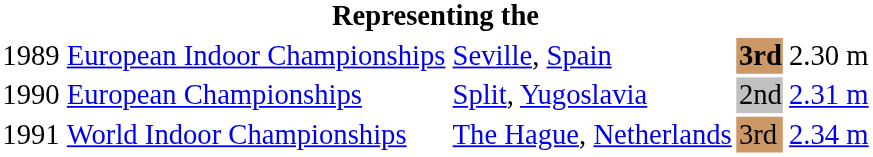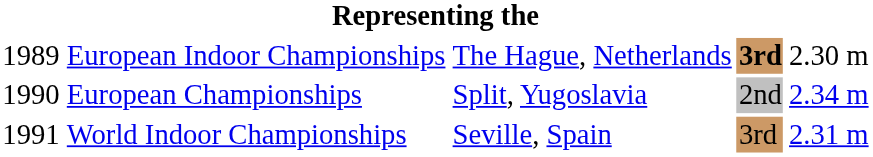(532, 55) Seville, Spain -> (592, 55) The Hague, Netherlands
(829, 94) 2.31 m -> (829, 94) 2.34 m
(592, 134) The Hague, Netherlands -> (532, 134) Seville, Spain
(829, 134) 2.34 m -> (829, 134) 2.31 m
